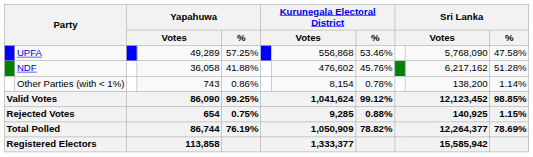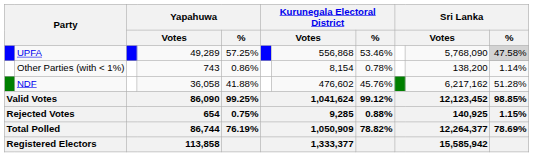(510, 53) no background -> (510, 53) lightgrey background
rows swapped: (27, 68) <-> (71, 83)
